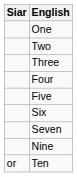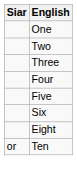- row: (47, 130)
+ row: (44, 130)
- row: (42, 146)
